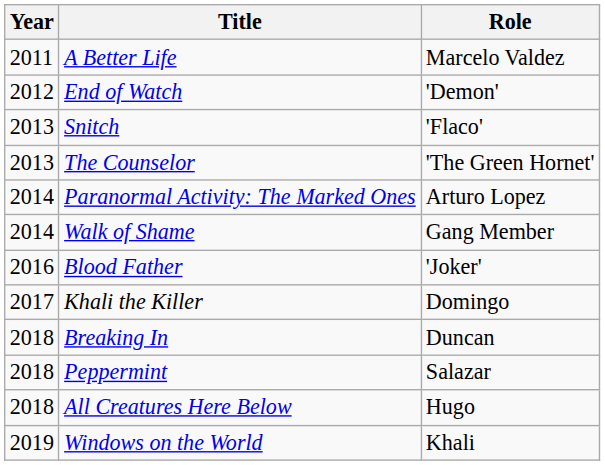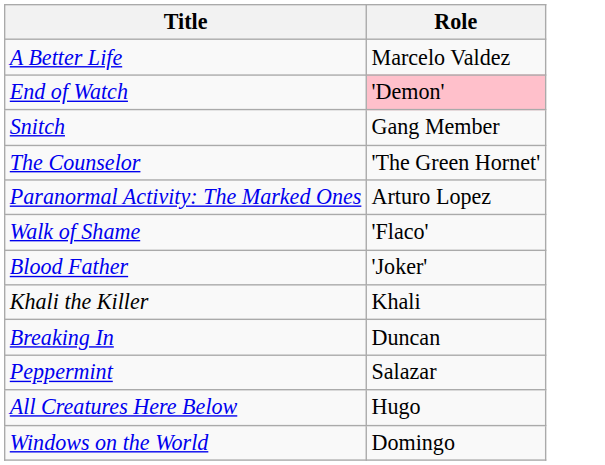- column: (32, 22)
(462, 92) no background -> (408, 92) pink background
(454, 127) 'Flaco' -> (436, 127) Gang Member
(490, 232) Gang Member -> (400, 232) 'Flaco'
(468, 302) Domingo -> (396, 302) Khali
(450, 442) Khali -> (413, 442) Domingo
